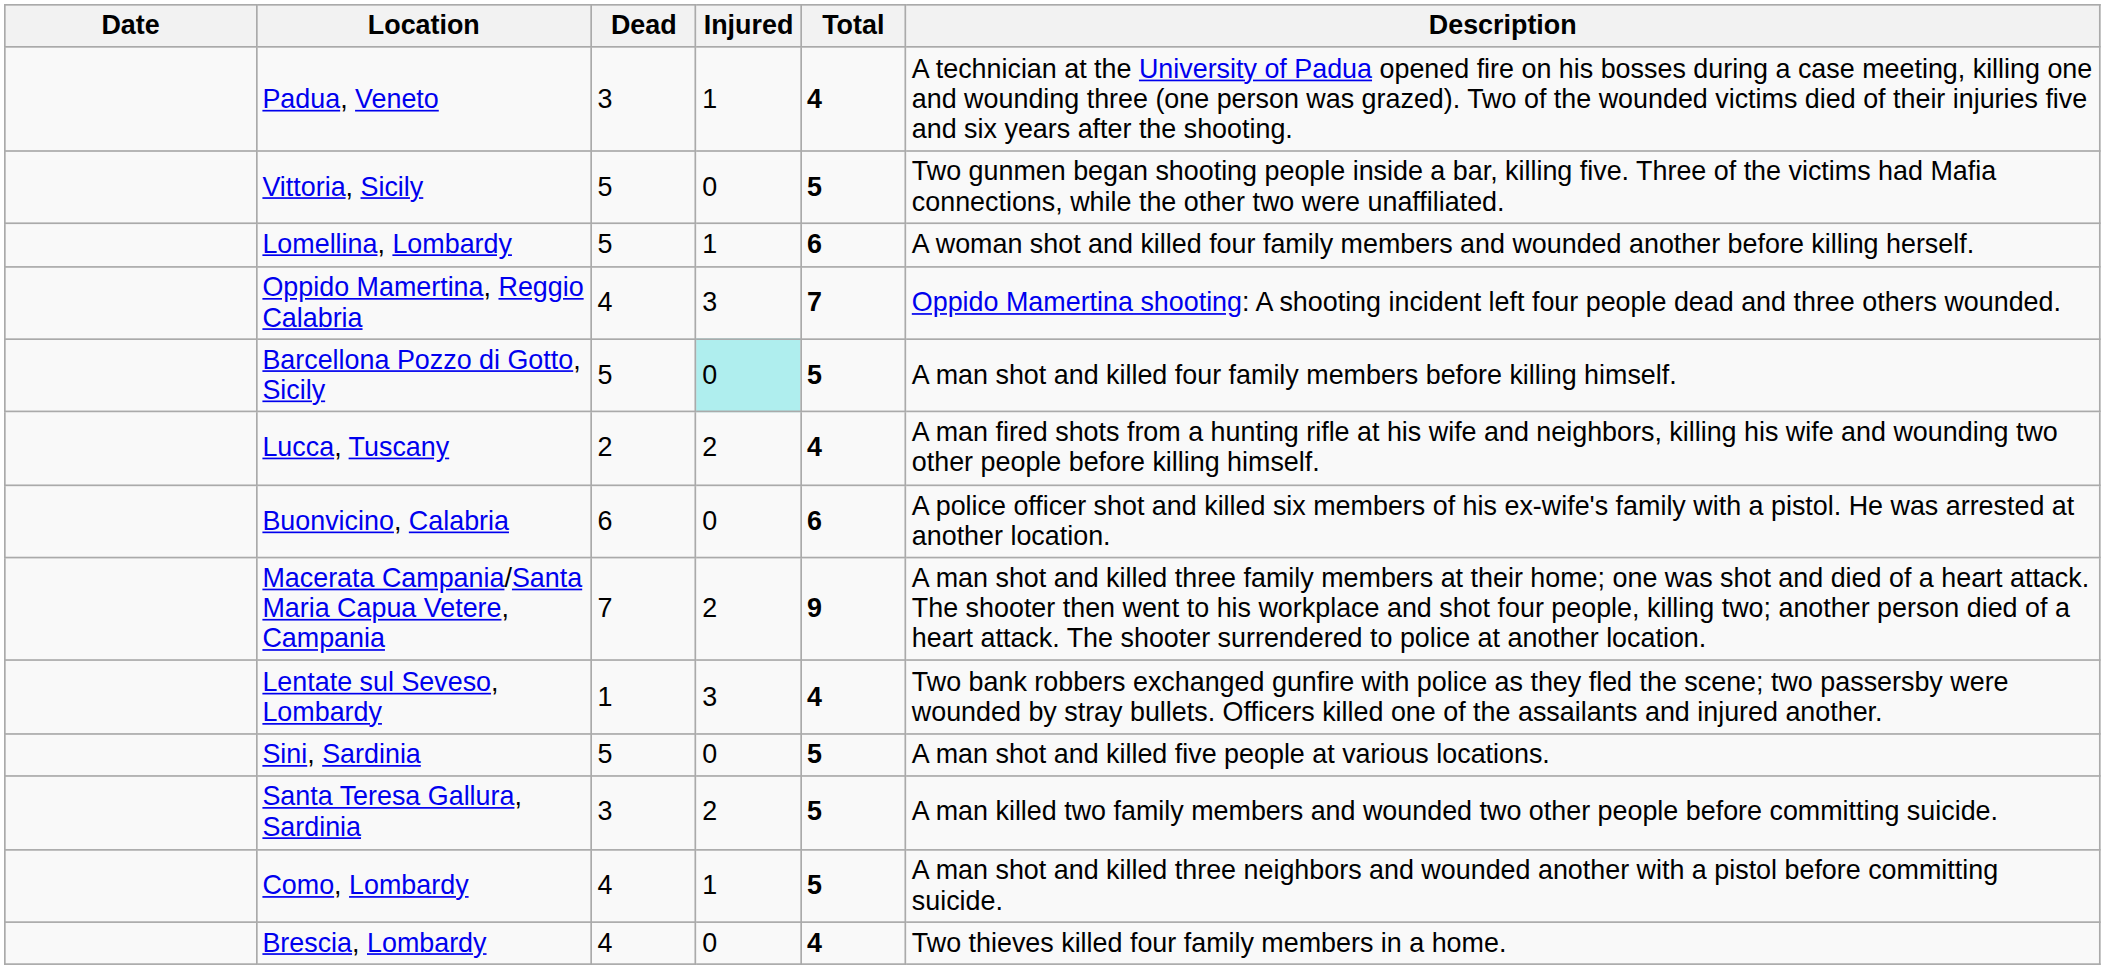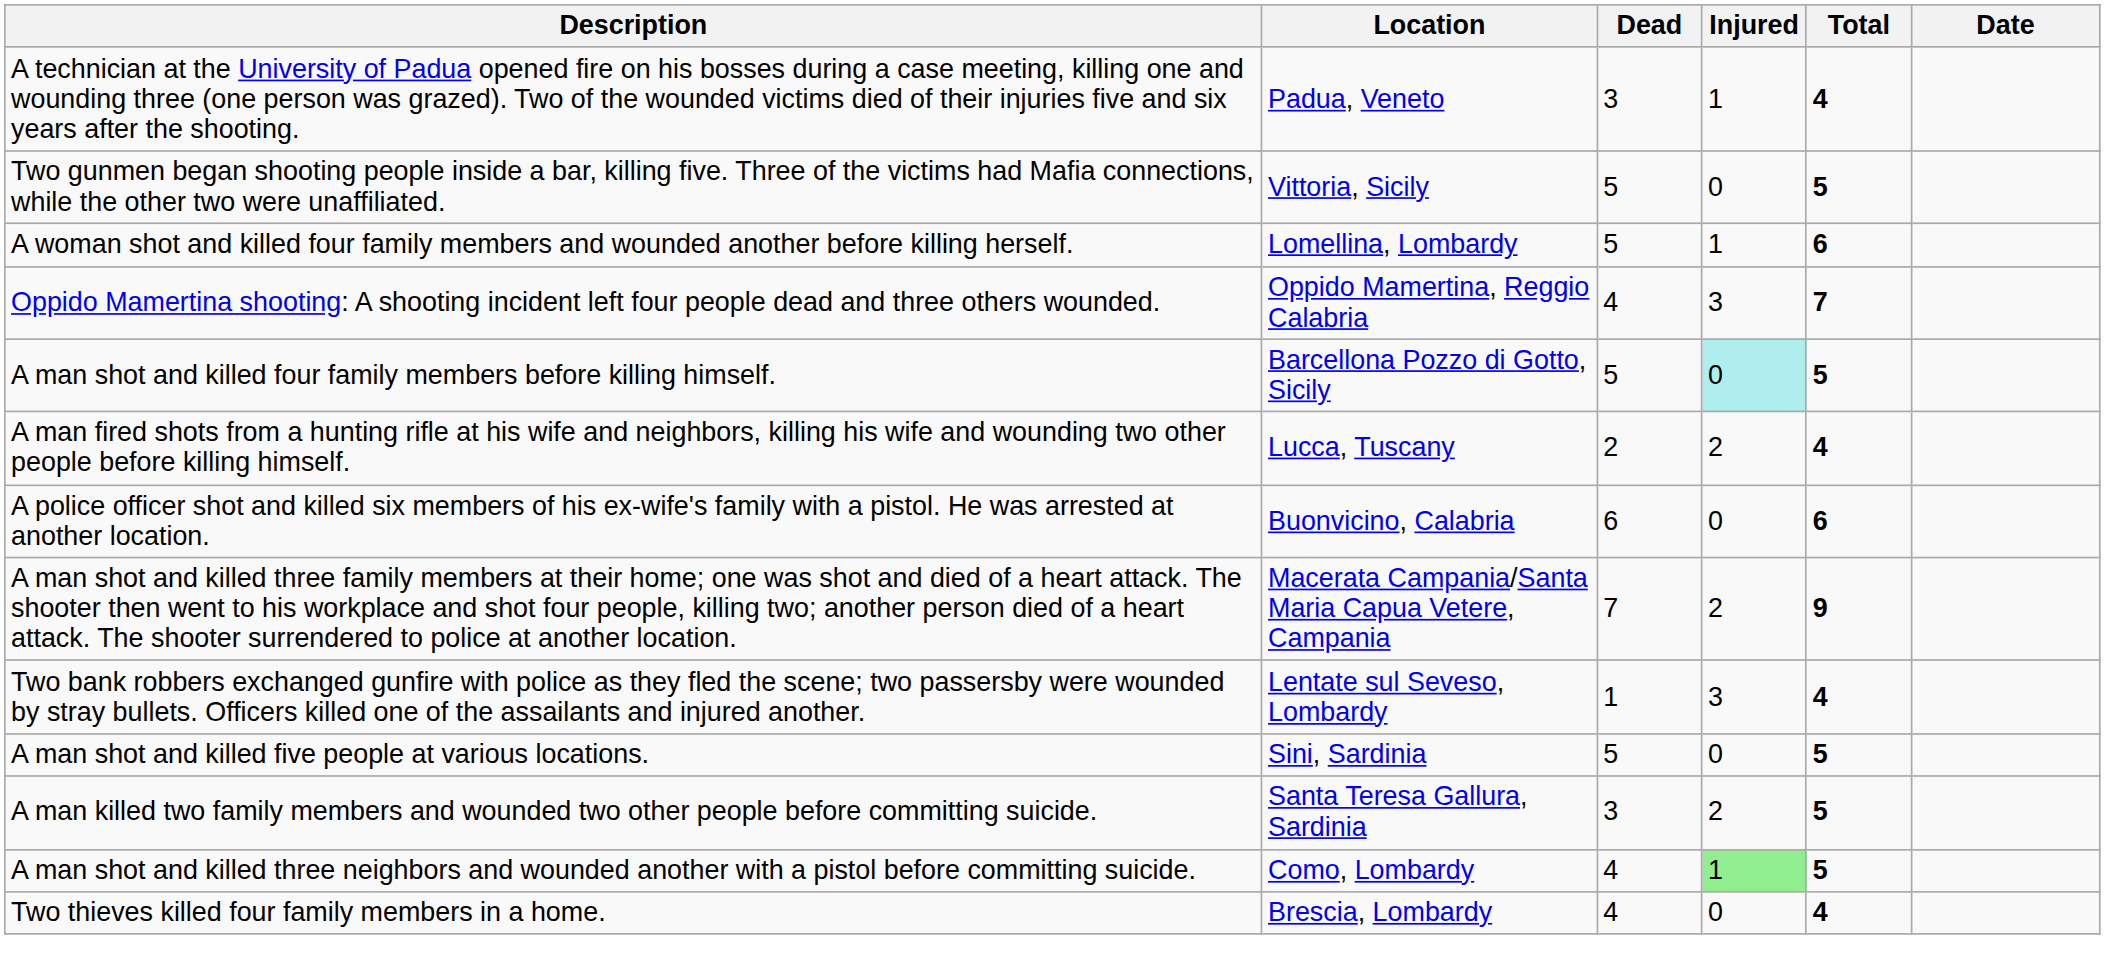columns swapped: (131, 25) <-> (1503, 25)
(710, 885) no background -> (1715, 870) lightgreen background
